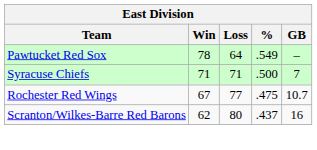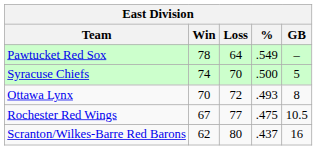(204, 74) 71 -> (204, 74) 74
(236, 74) 71 -> (236, 74) 70
(297, 74) 7 -> (297, 74) 5
+ row: (40, 94)
(297, 94) 10.7 -> (297, 114) 10.5
